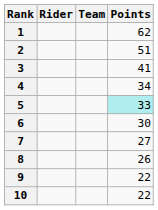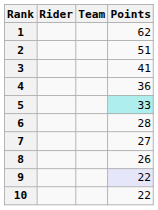(144, 86) 34 -> (144, 86) 36
(144, 123) 30 -> (144, 123) 28
(144, 178) no background -> (144, 178) lavender background
